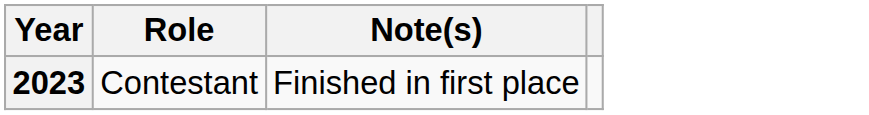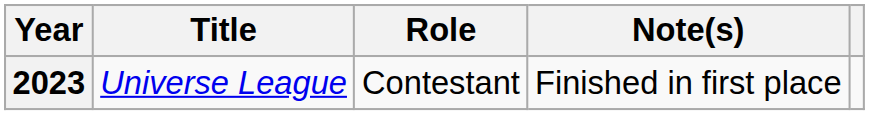+ column: (224, 30)
